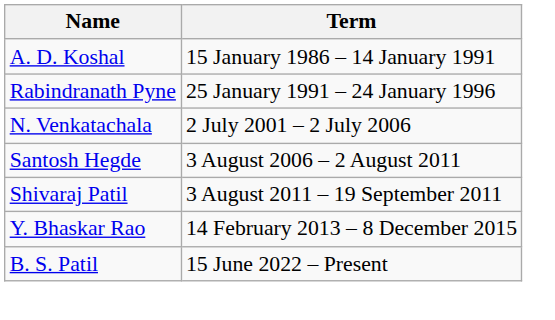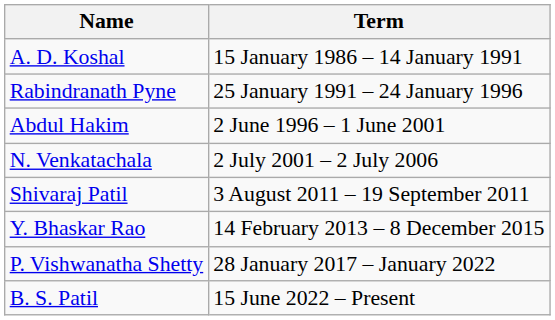+ row: (69, 125)
- row: (75, 159)
+ row: (106, 263)
